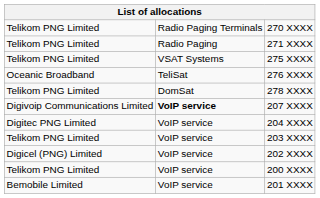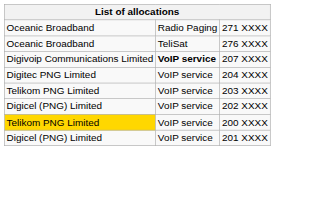- row: (290, 28)
(53, 43) Telikom PNG Limited -> (50, 28) Oceanic Broadband
- row: (290, 59)
- row: (290, 91)
(53, 169) no background -> (53, 122) gold background
(45, 185) Bemobile Limited -> (54, 138) Digicel (PNG) Limited
